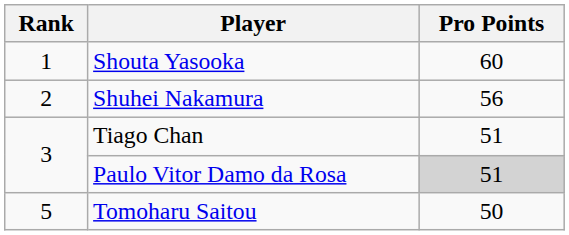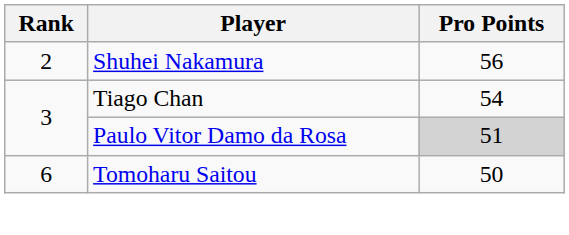- row: (169, 60)
(492, 135) 51 -> (492, 98) 54
(46, 211) 5 -> (46, 173) 6
